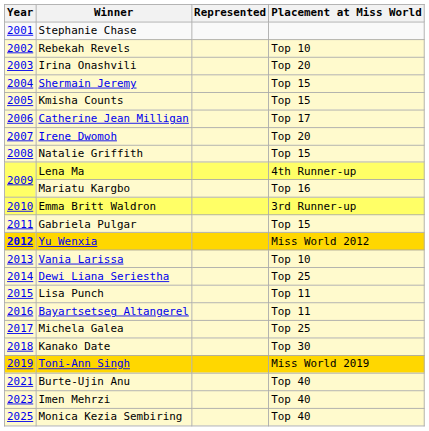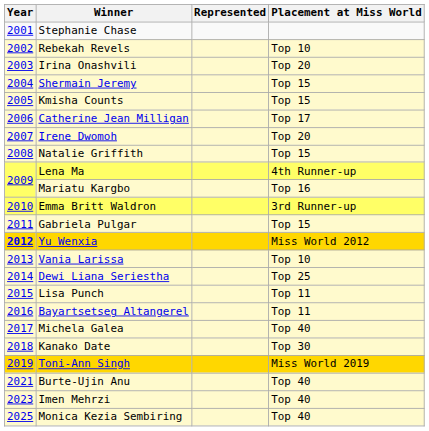(291, 329) Top 25 -> (291, 329) Top 40
